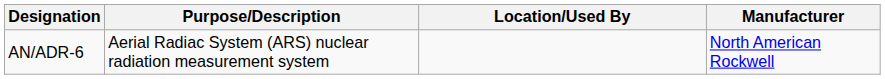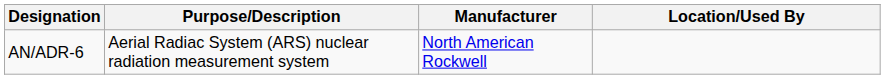columns swapped: (562, 17) <-> (793, 17)
